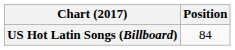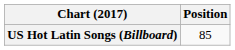(205, 34) 84 -> (205, 34) 85
